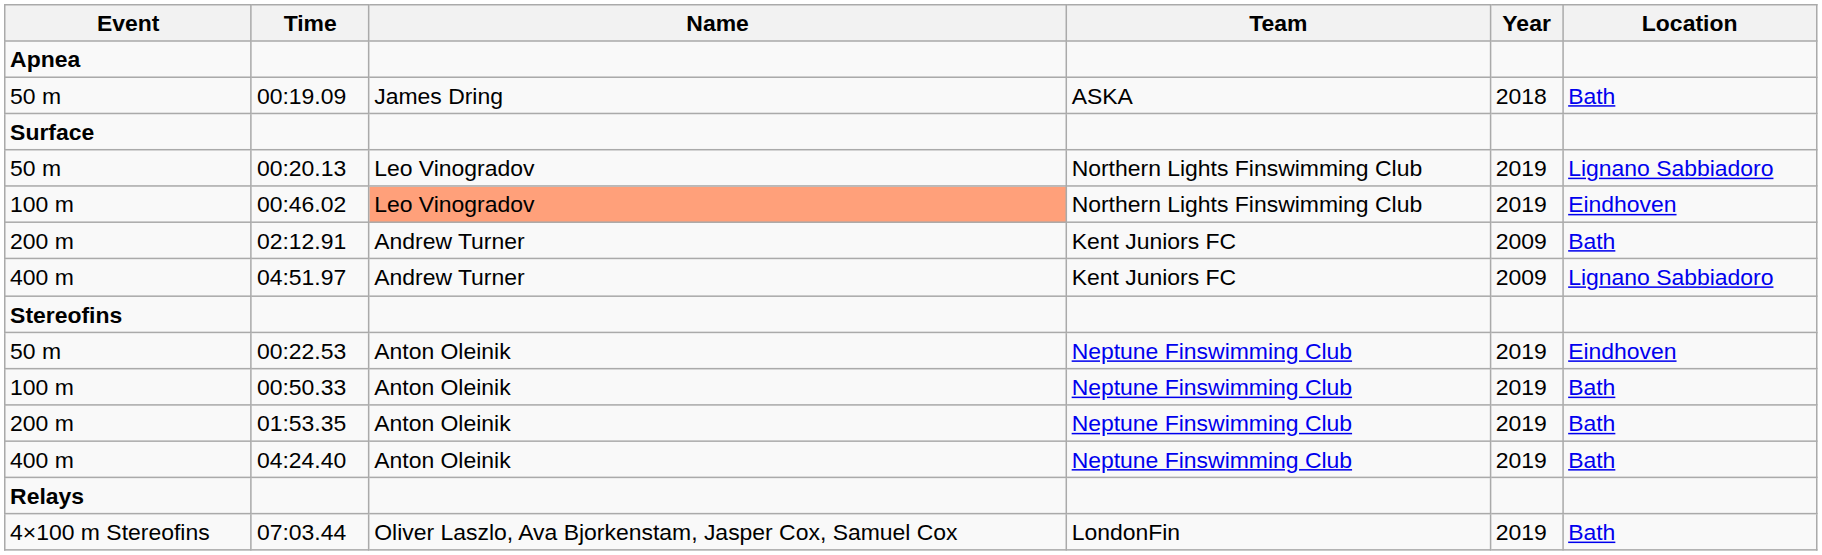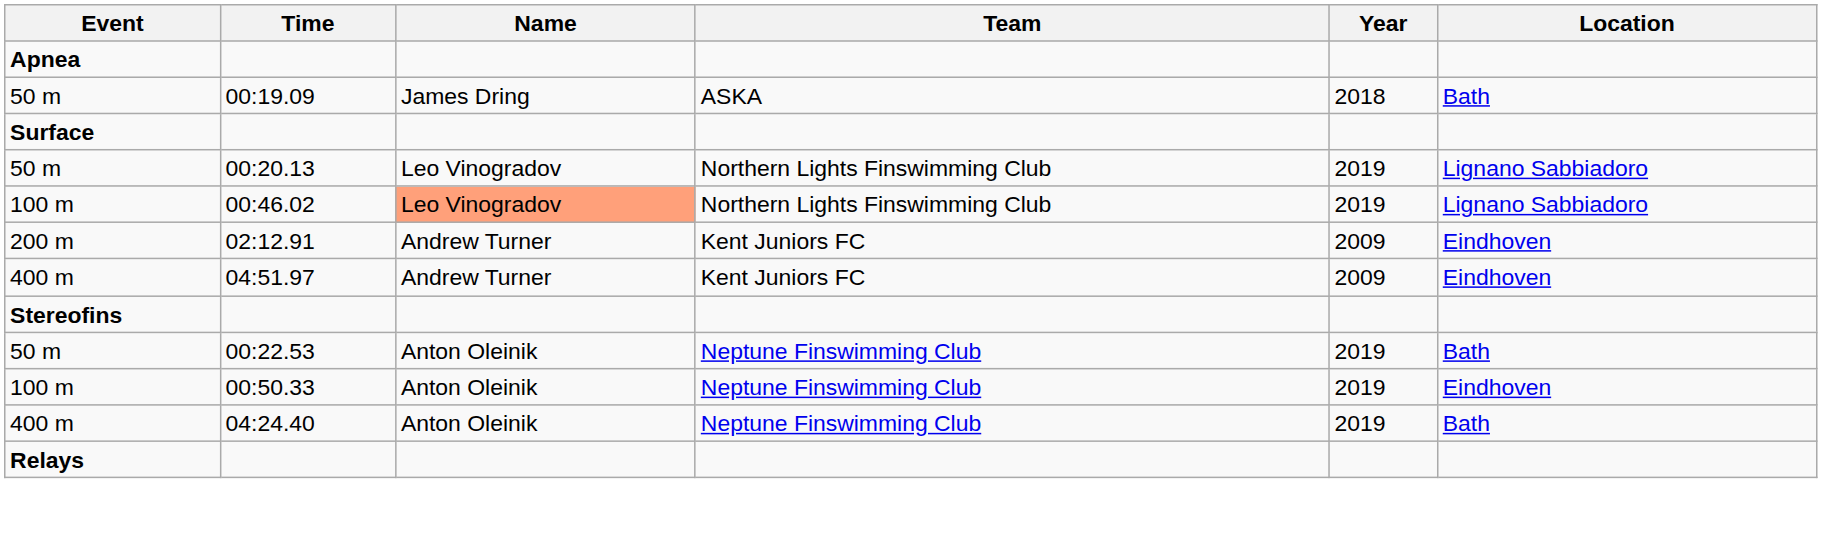(1622, 205) Eindhoven -> (1545, 205) Lignano Sabbiadoro
(1592, 241) Bath -> (1497, 241) Eindhoven
(1671, 277) Lignano Sabbiadoro -> (1497, 277) Eindhoven
(1622, 350) Eindhoven -> (1466, 350) Bath
(1592, 386) Bath -> (1497, 386) Eindhoven
- row: (42, 423)
- row: (110, 532)
